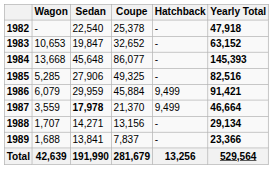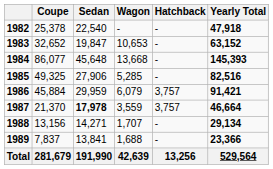columns swapped: (132, 12) <-> (51, 12)
(167, 92) 9,499 -> (167, 92) 3,757
(167, 108) 9,499 -> (167, 108) 3,757
